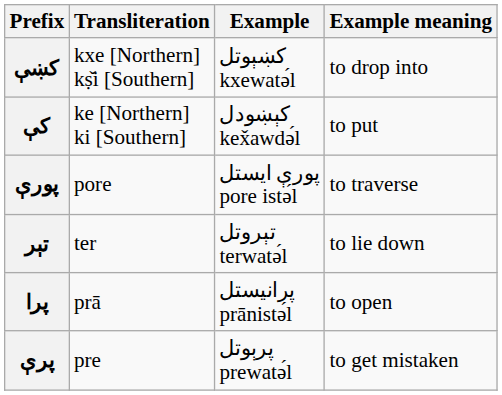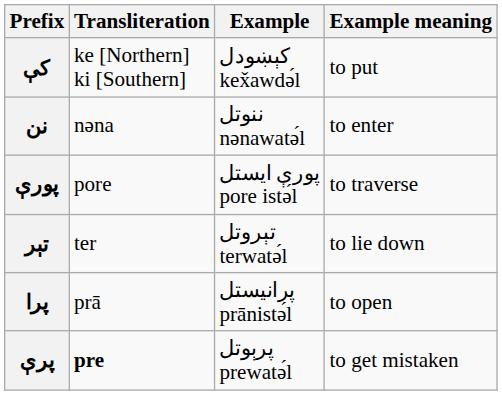- row: (37, 67)
+ row: (37, 126)
(87, 360) normal -> (89, 360) bold
